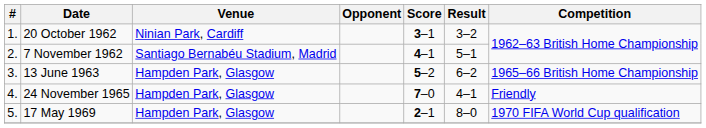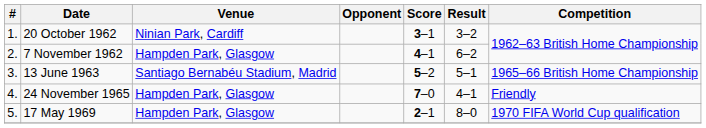(236, 53) Santiago Bernabéu Stadium, Madrid -> (205, 53) Hampden Park, Glasgow
(466, 53) 5–1 -> (466, 53) 6–2
(205, 73) Hampden Park, Glasgow -> (236, 73) Santiago Bernabéu Stadium, Madrid
(466, 73) 6–2 -> (466, 73) 5–1
